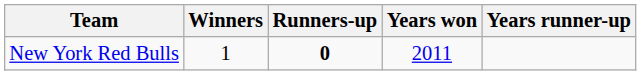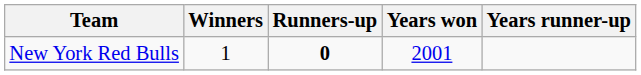(432, 53) 2011 -> (432, 53) 2001
